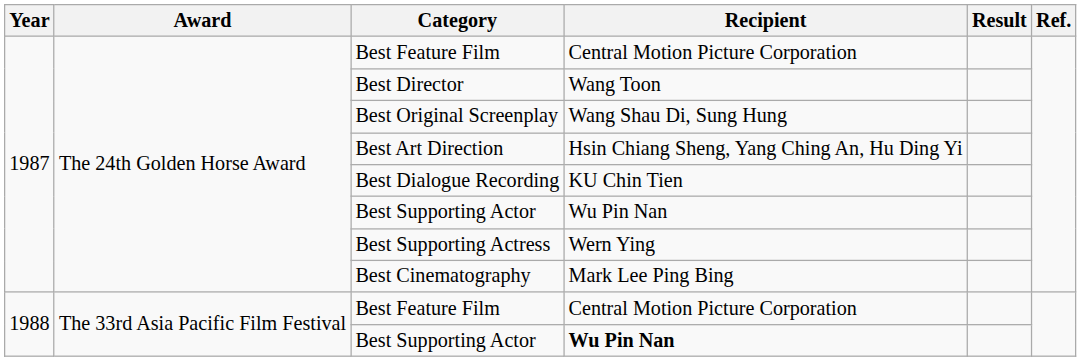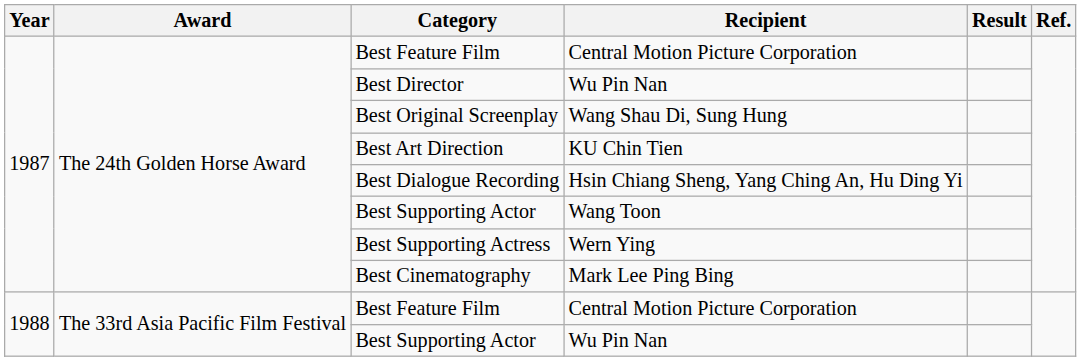(615, 84) Wang Toon -> (618, 84) Wu Pin Nan
(766, 148) Hsin Chiang Sheng, Yang Ching An, Hu Ding Yi -> (626, 148) KU Chin Tien
(626, 180) KU Chin Tien -> (766, 180) Hsin Chiang Sheng, Yang Ching An, Hu Ding Yi
(618, 212) Wu Pin Nan -> (615, 212) Wang Toon
(622, 340) bold -> (618, 340) normal
